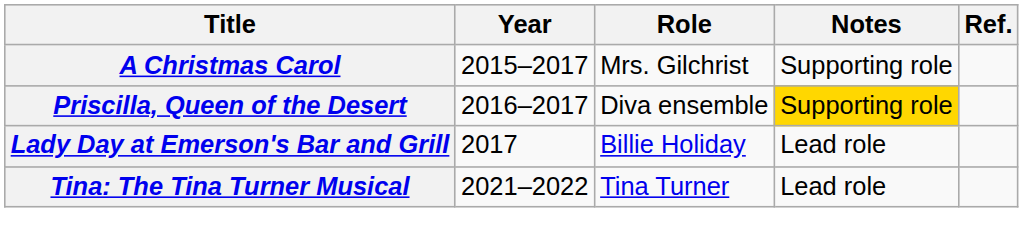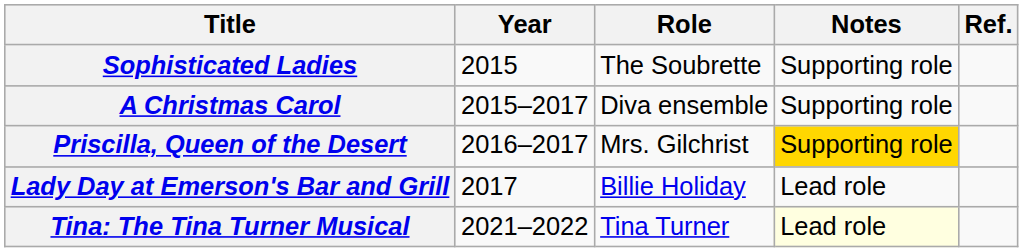+ row: (230, 65)
(674, 65) Mrs. Gilchrist -> (684, 105) Diva ensemble
(684, 105) Diva ensemble -> (674, 145) Mrs. Gilchrist
(833, 186) no background -> (833, 226) lightyellow background
